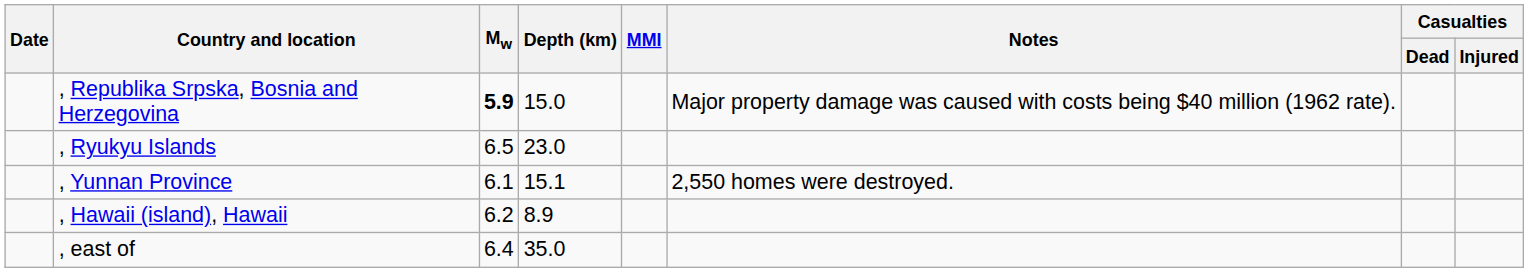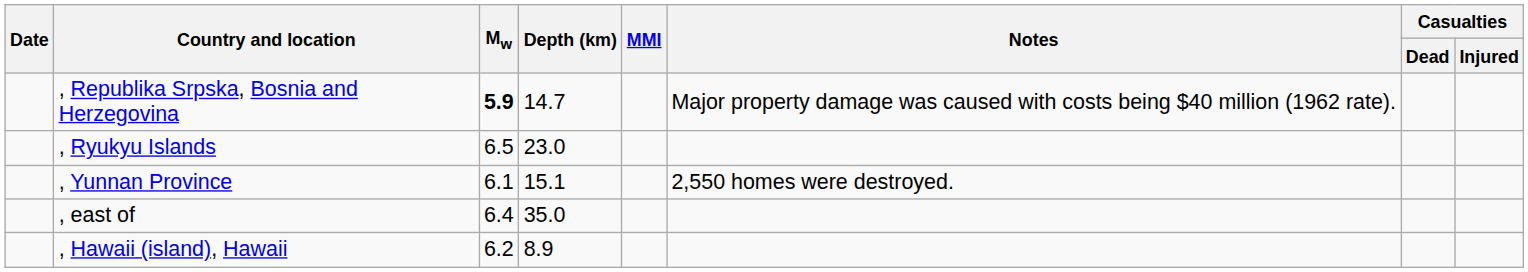(544, 101) 15.0 -> (544, 101) 14.7
rows swapped: (97, 249) <-> (173, 215)
